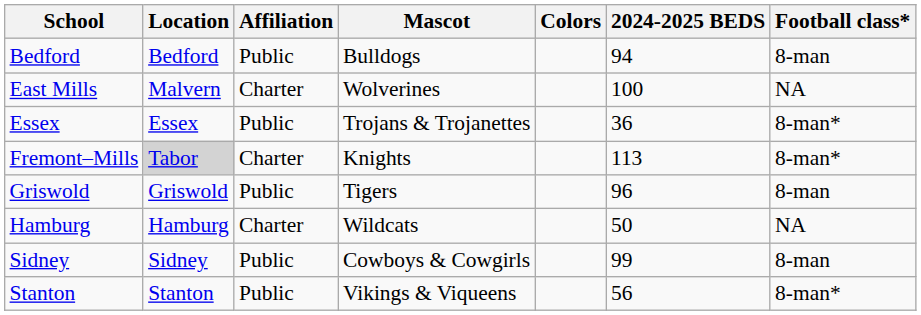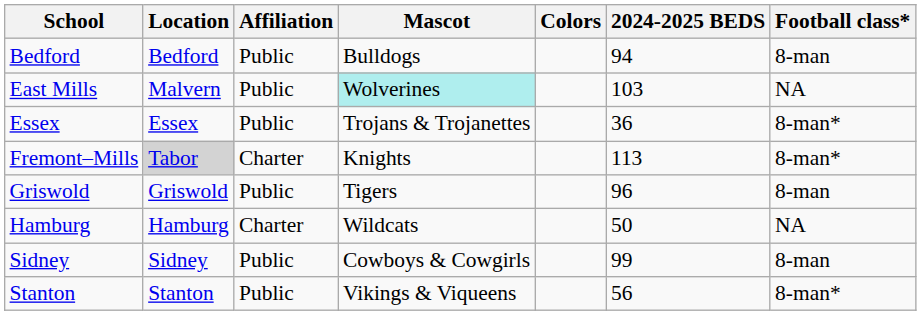(271, 89) Charter -> (266, 89) Public
(392, 89) no background -> (392, 89) paleturquoise background
(627, 89) 100 -> (627, 89) 103
